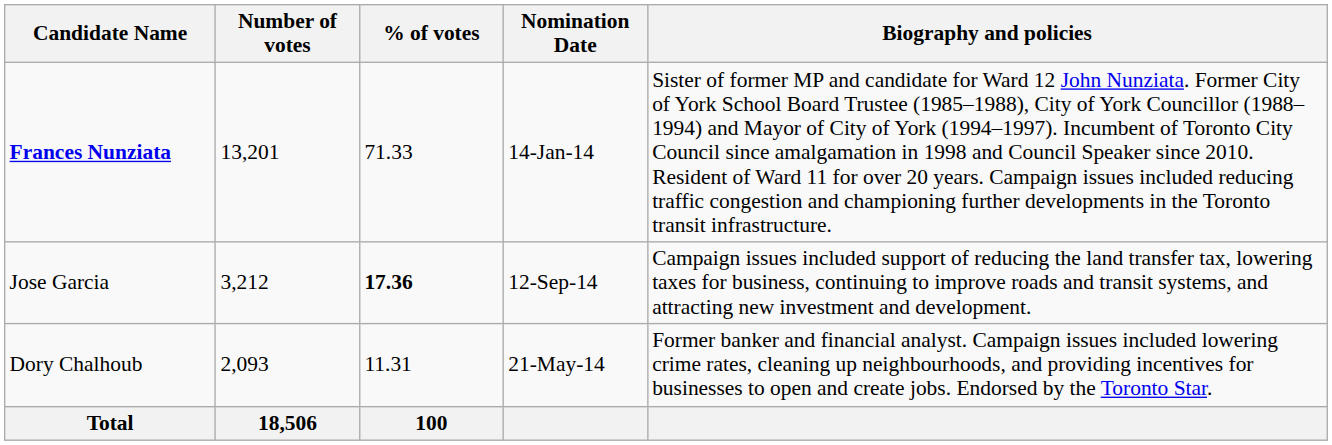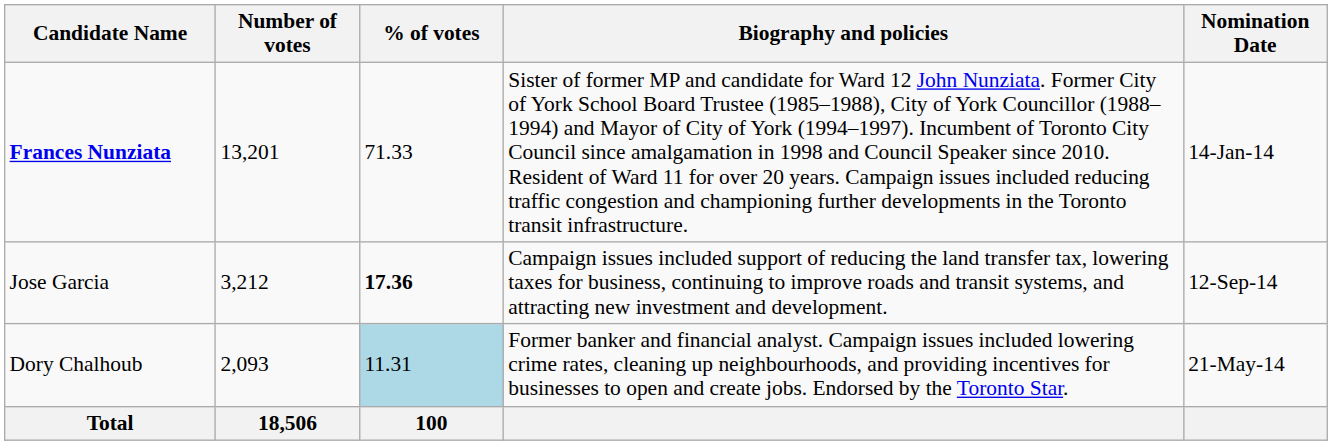columns swapped: (575, 33) <-> (987, 33)
(388, 364) no background -> (388, 364) lightblue background
